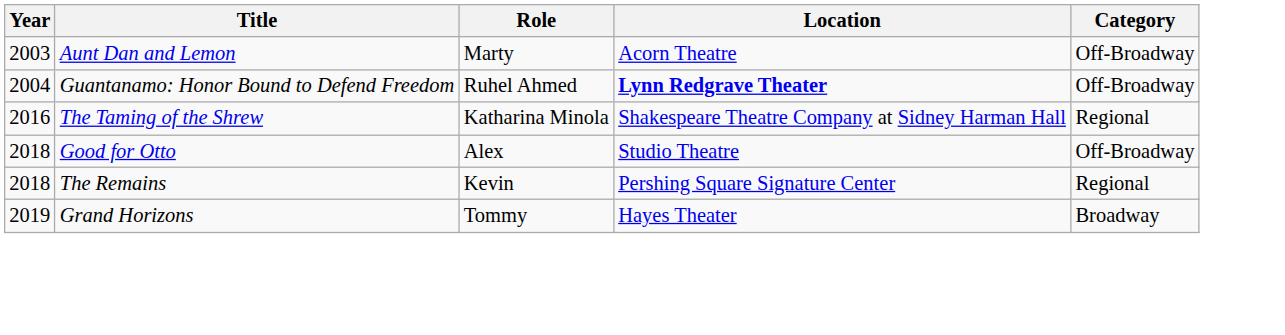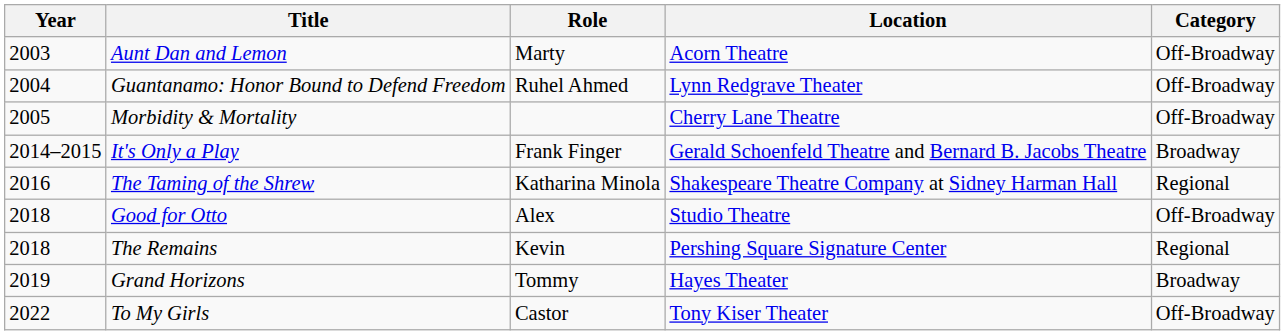(723, 85) bold -> (766, 85) normal
+ row: (204, 118)
+ row: (175, 150)
+ row: (160, 313)
